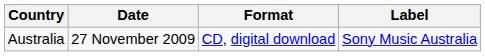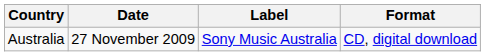columns swapped: (268, 16) <-> (410, 16)
